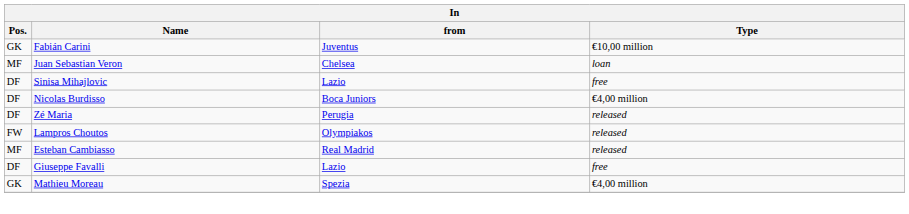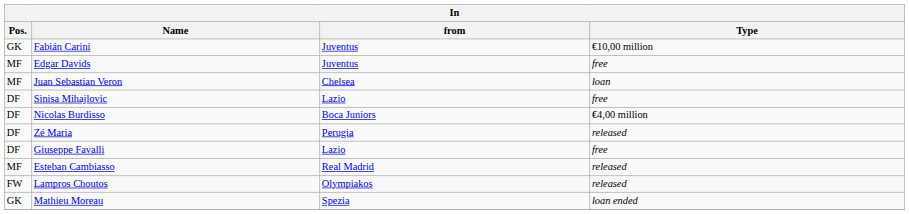+ row: (62, 64)
rows swapped: (69, 167) <-> (71, 133)
(620, 184) €4,00 million -> (615, 201) loan ended
